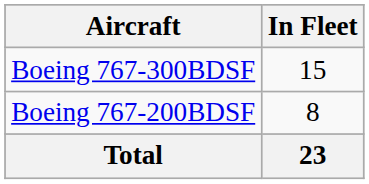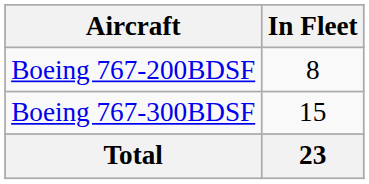rows swapped: (133, 112) <-> (133, 69)
